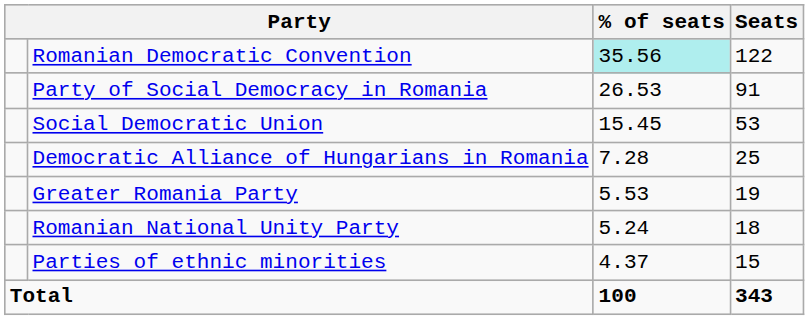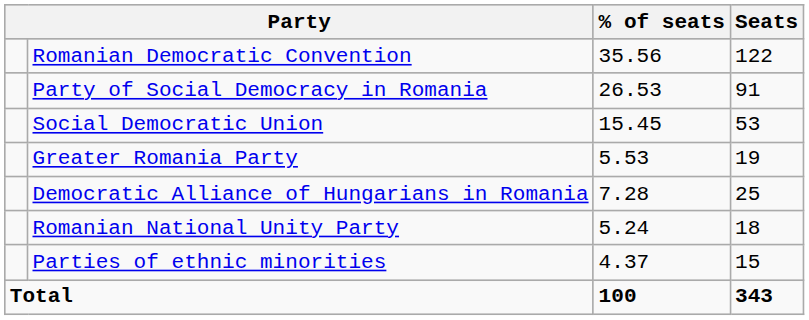(630, 56) paleturquoise background -> (630, 56) no background
rows swapped: (311, 159) <-> (165, 194)
